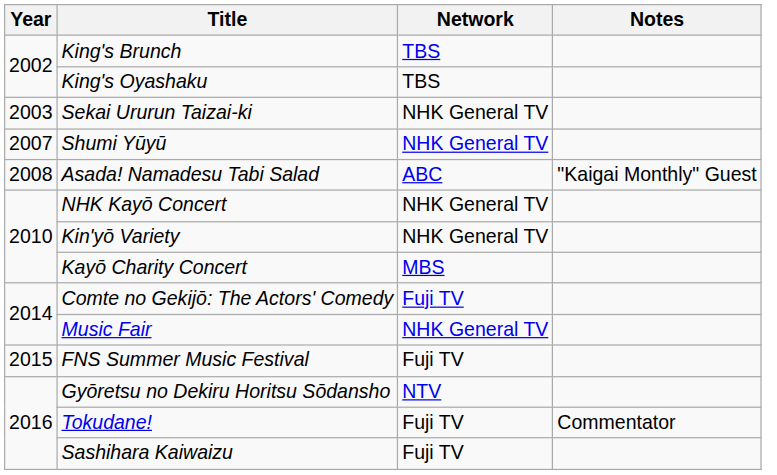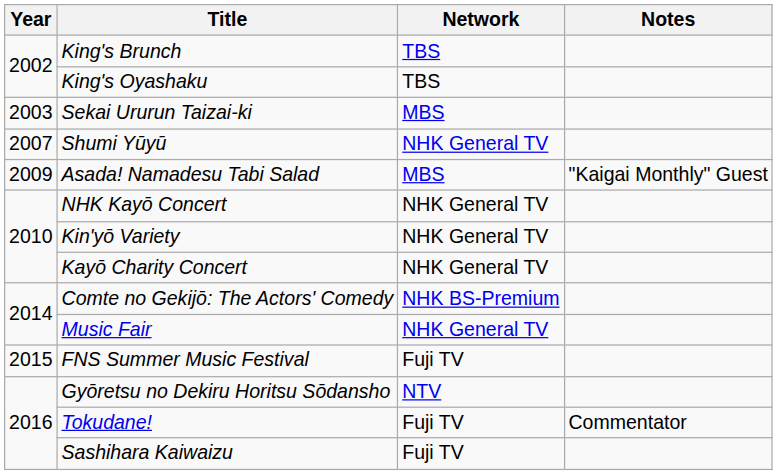(475, 112) NHK General TV -> (423, 112) MBS
(31, 174) 2008 -> (31, 174) 2009
(422, 174) ABC -> (423, 174) MBS
(423, 267) MBS -> (475, 267) NHK General TV
(433, 298) Fuji TV -> (481, 298) NHK BS-Premium
